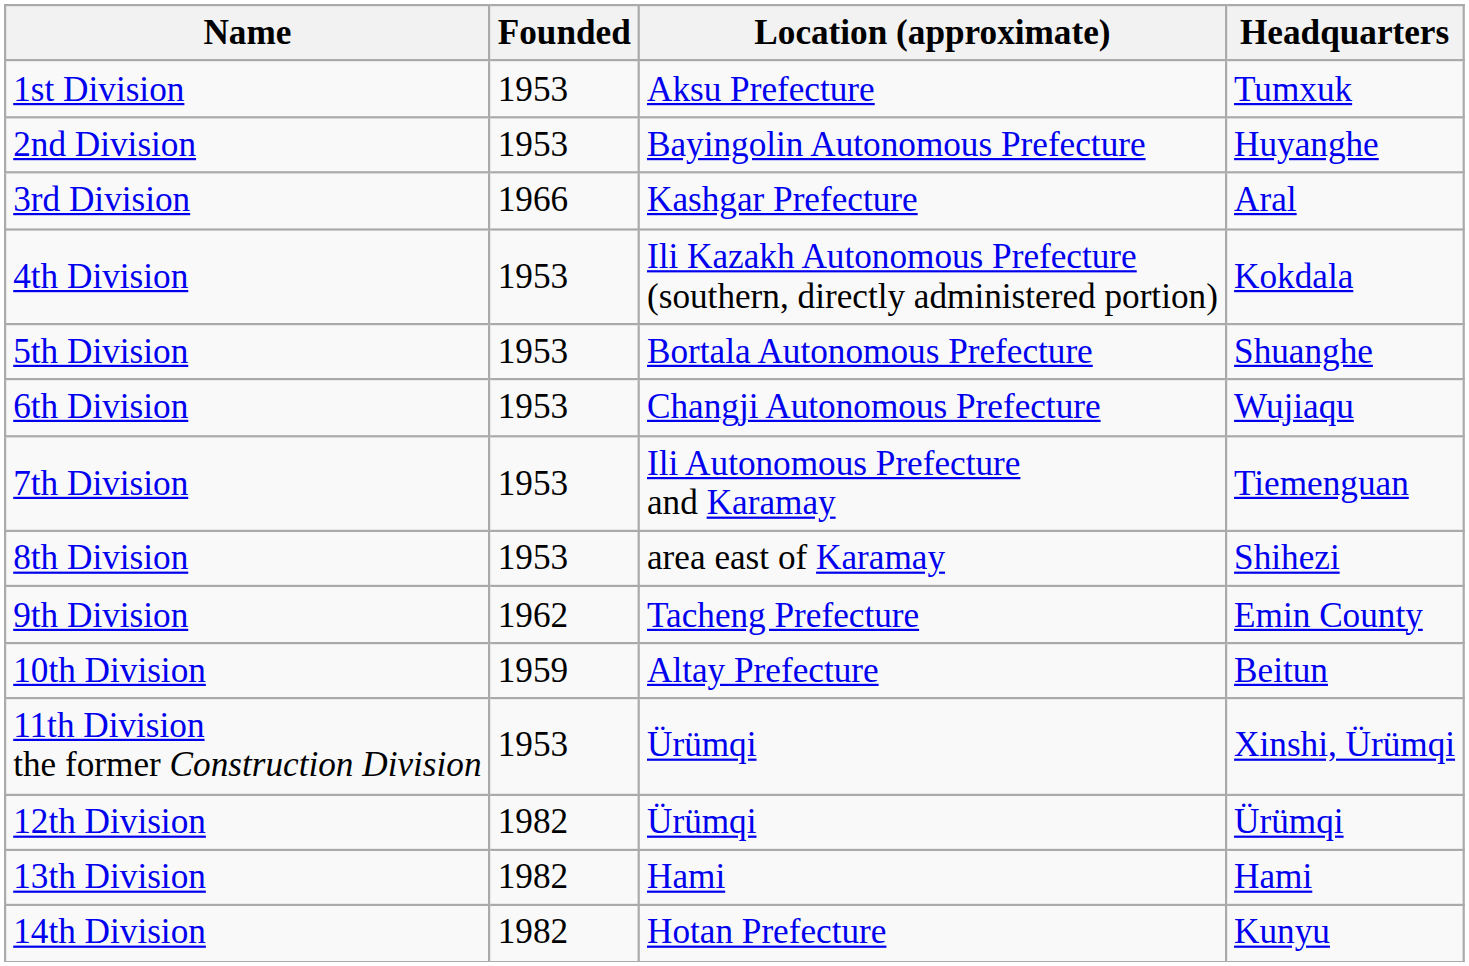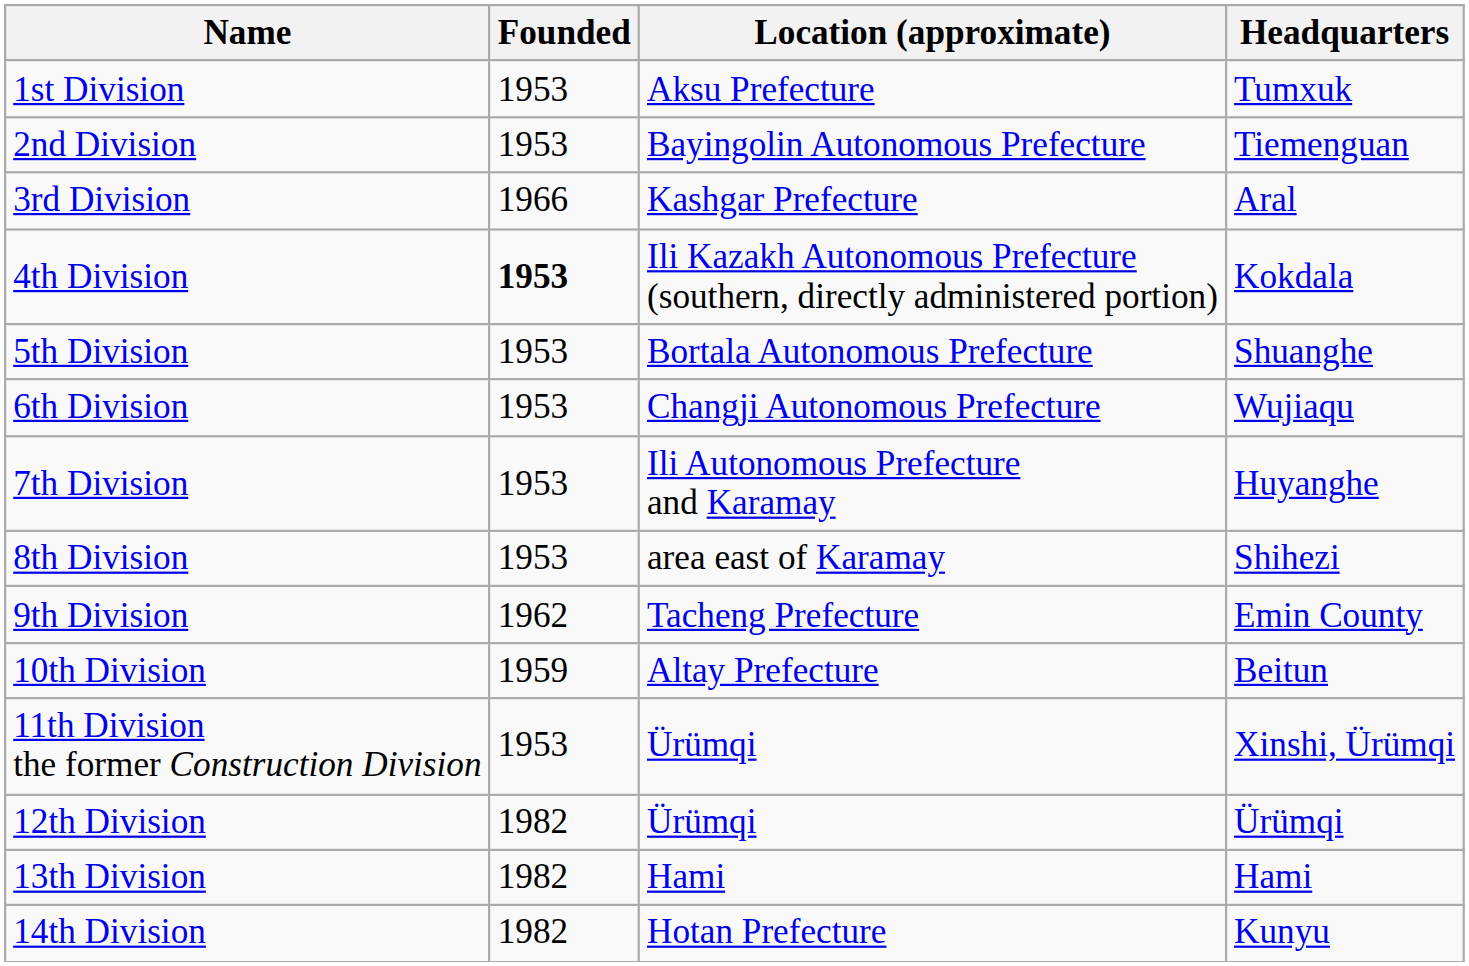(1306, 144) Huyanghe -> (1321, 144) Tiemenguan
(533, 275) normal -> (533, 275) bold
(1321, 482) Tiemenguan -> (1306, 482) Huyanghe
